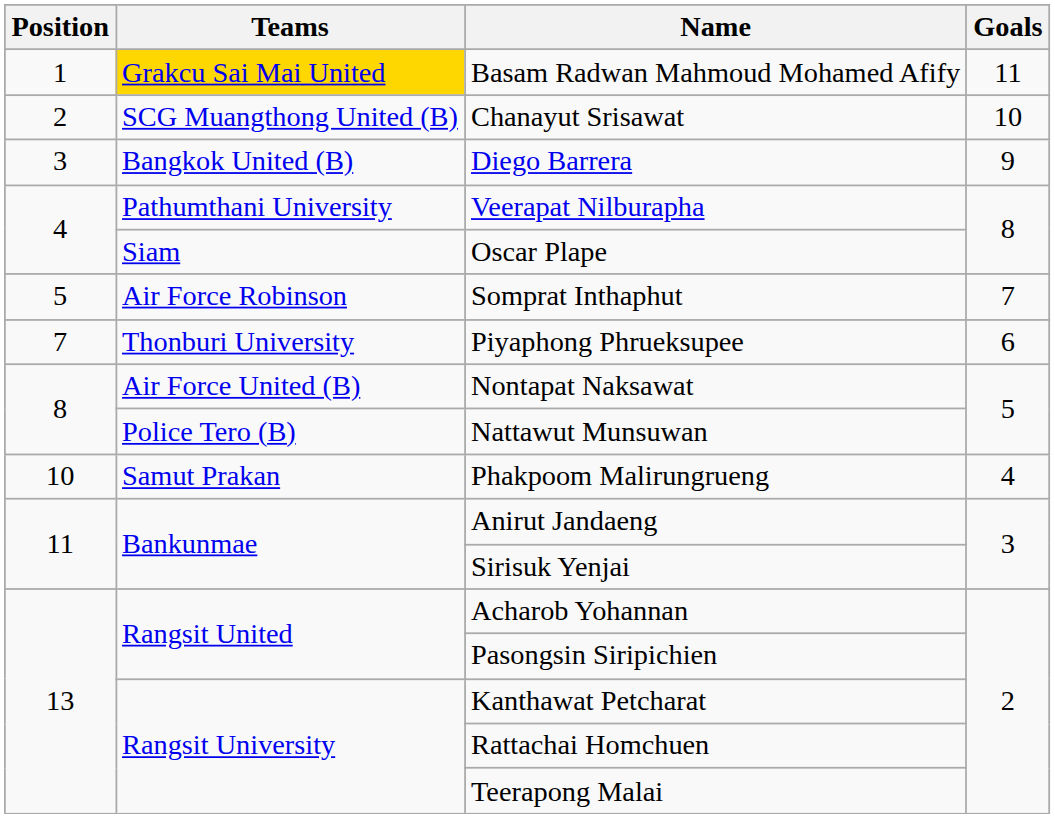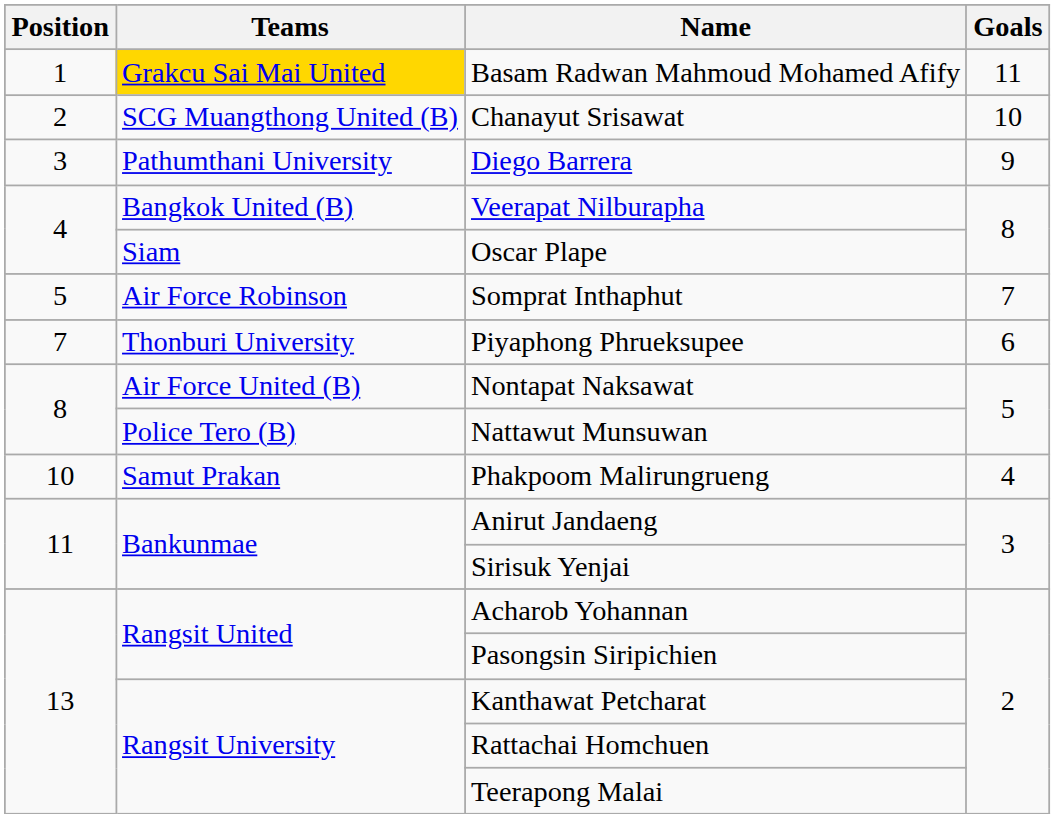(238, 161) Bangkok United (B) -> (257, 161) Pathumthani University
(257, 206) Pathumthani University -> (238, 206) Bangkok United (B)
